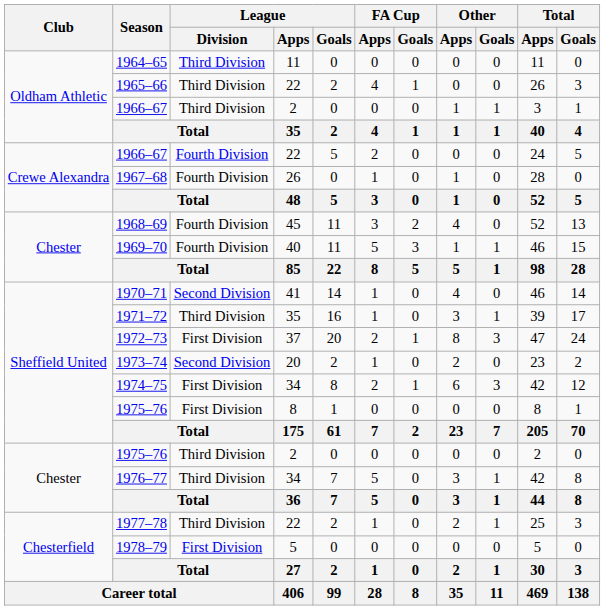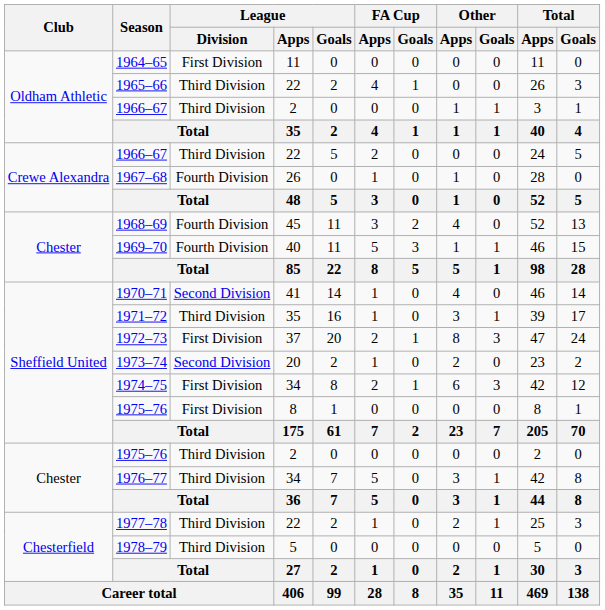(222, 62) Third Division -> (222, 62) First Division
(222, 154) Fourth Division -> (222, 154) Third Division
(222, 547) First Division -> (222, 547) Third Division
